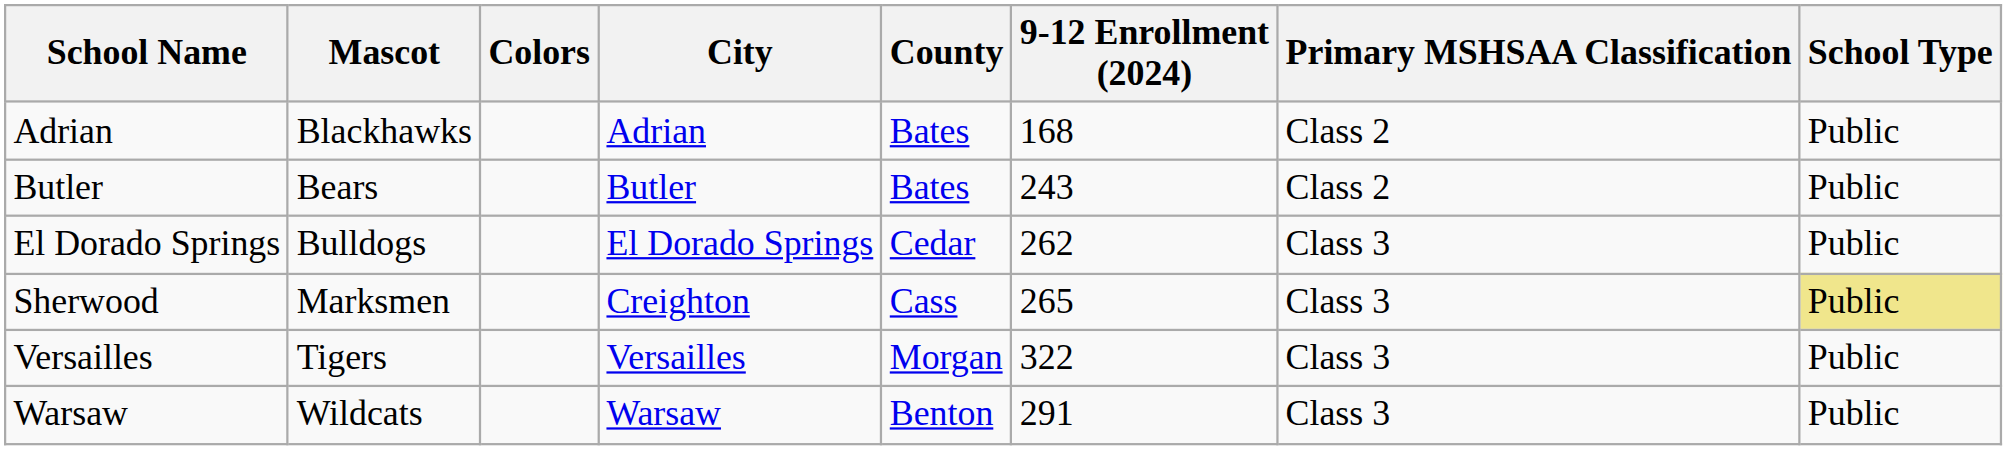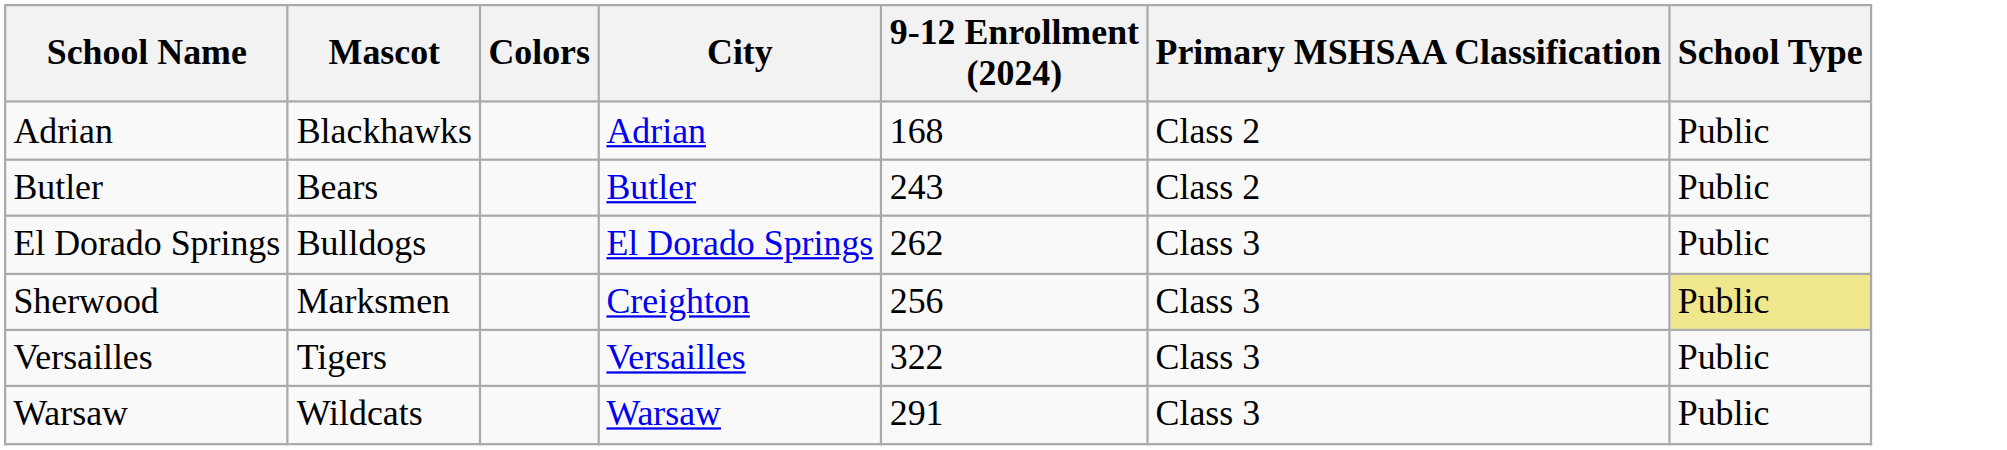- column: (947, 53)
(1047, 300) 265 -> (917, 300) 256
